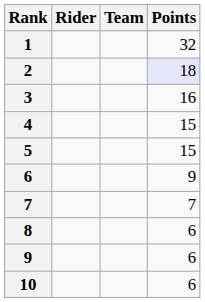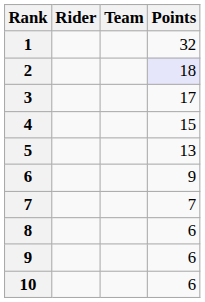(188, 97) 16 -> (188, 97) 17
(188, 151) 15 -> (188, 151) 13
